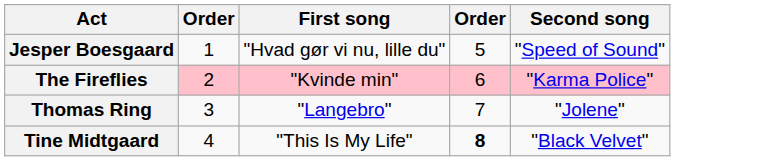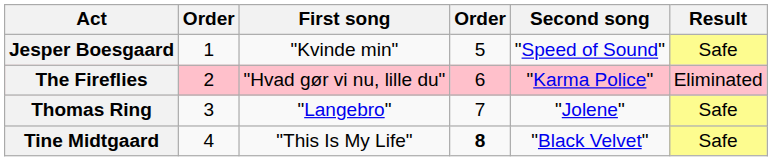+ column: (718, 19)
(344, 49) "Hvad gør vi nu, lille du" -> (344, 49) "Kvinde min"
(344, 79) "Kvinde min" -> (344, 79) "Hvad gør vi nu, lille du"
